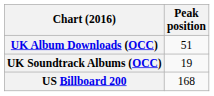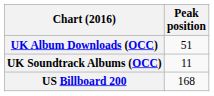(186, 63) 19 -> (186, 63) 11
